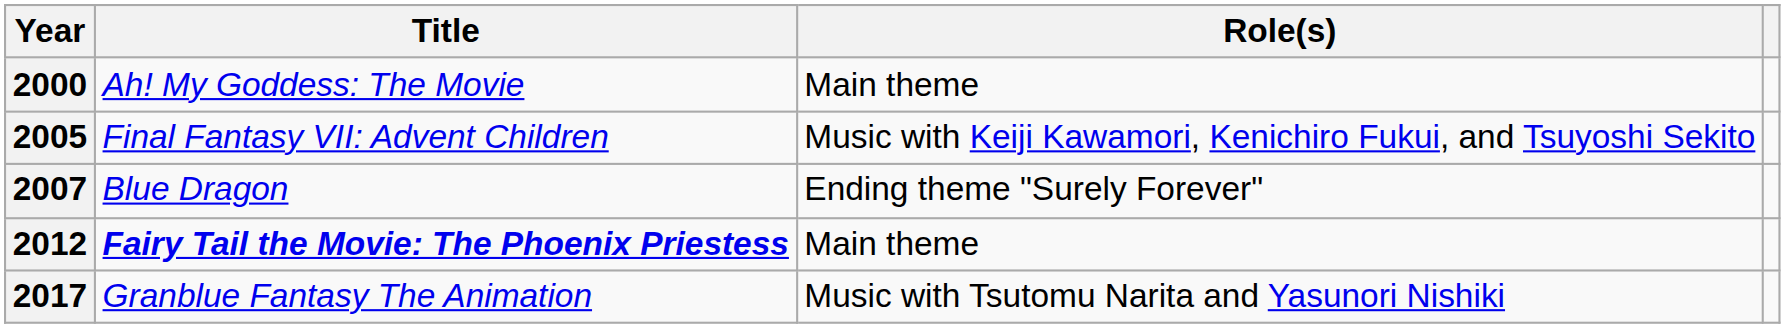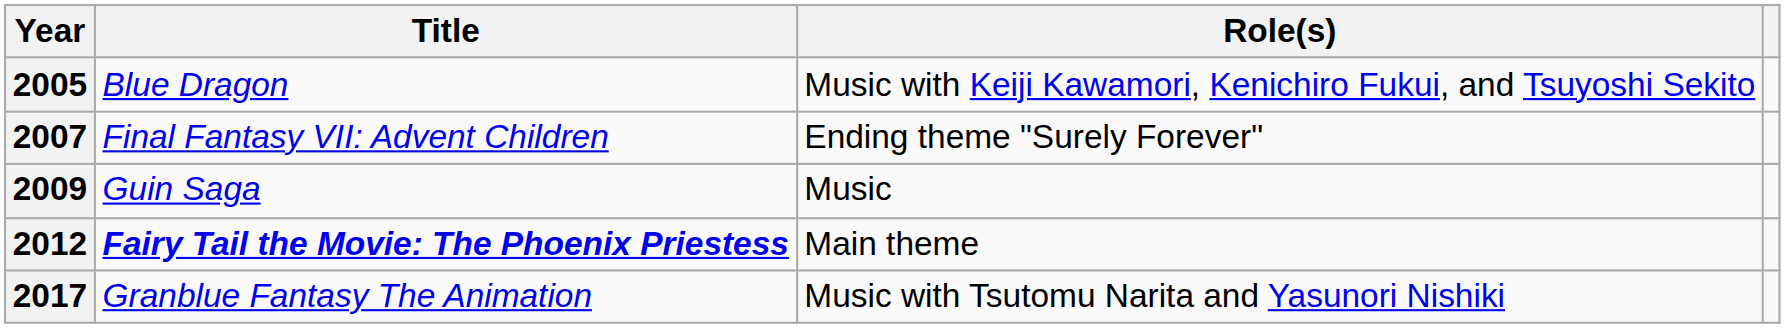- row: (50, 84)
(356, 137) Final Fantasy VII: Advent Children -> (196, 84) Blue Dragon
(196, 190) Blue Dragon -> (356, 137) Final Fantasy VII: Advent Children
+ row: (50, 190)
